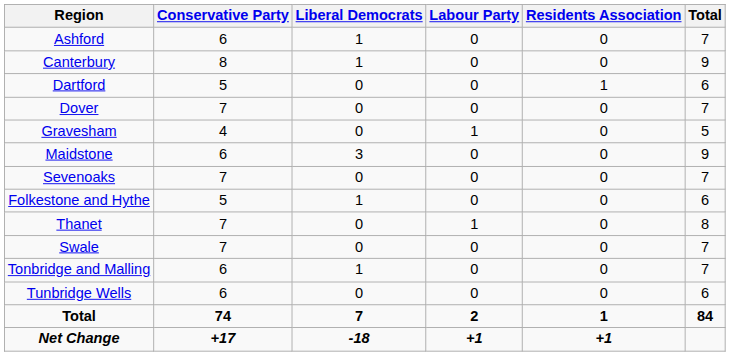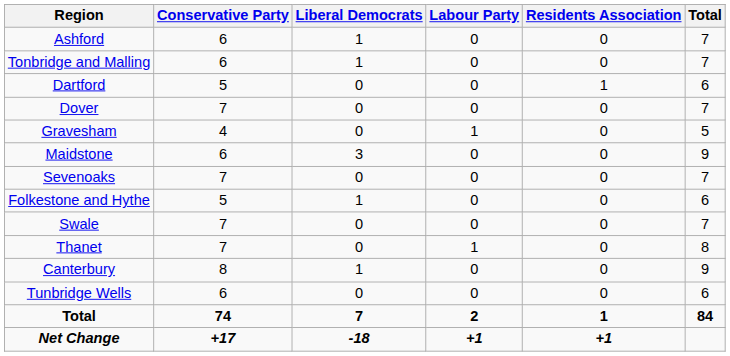rows swapped: (79, 62) <-> (79, 270)
rows swapped: (79, 246) <-> (79, 223)
